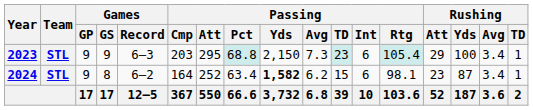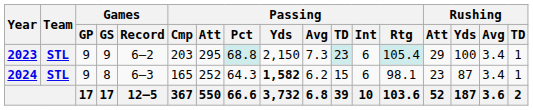(142, 55) 6–3 -> (142, 55) 6–2
(142, 75) 6–2 -> (142, 75) 6–3
(182, 75) 164 -> (182, 75) 165
(242, 75) 63.4 -> (242, 75) 64.3
